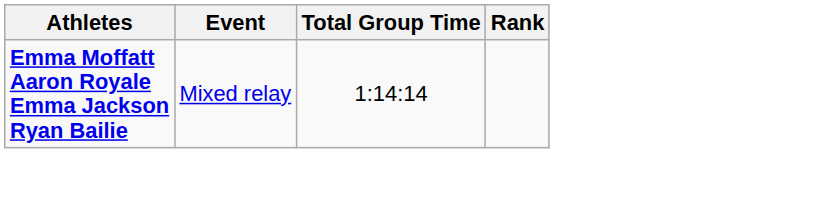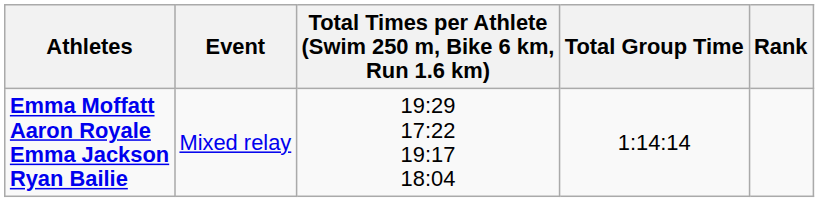+ column: (428, 47)
